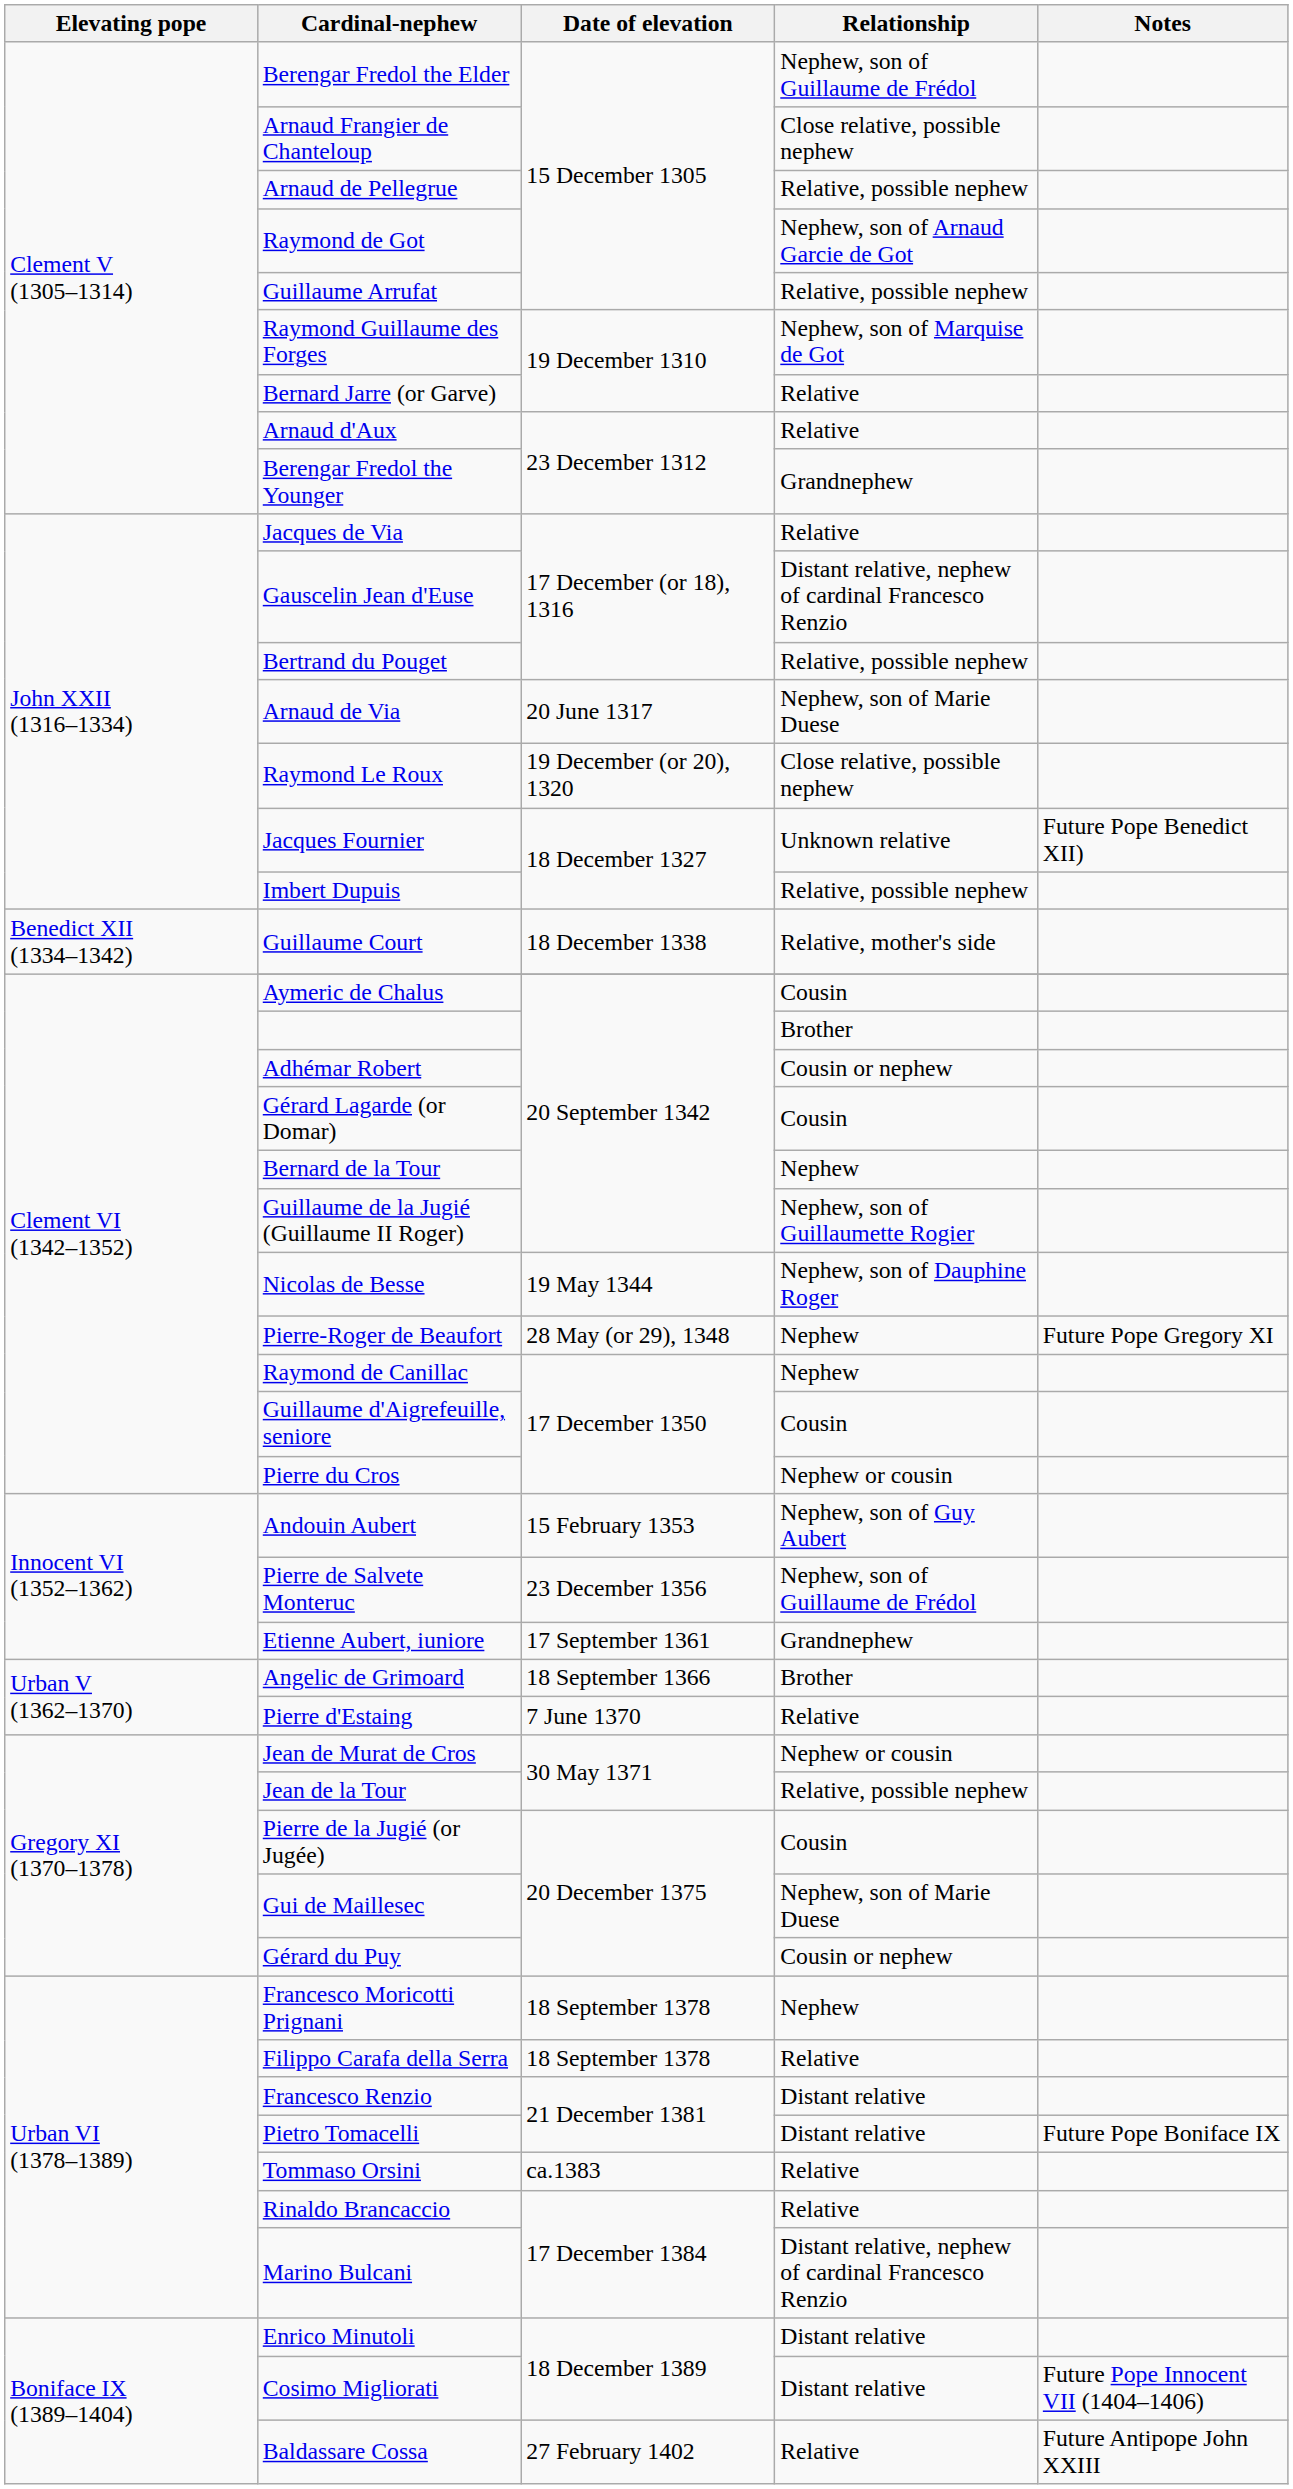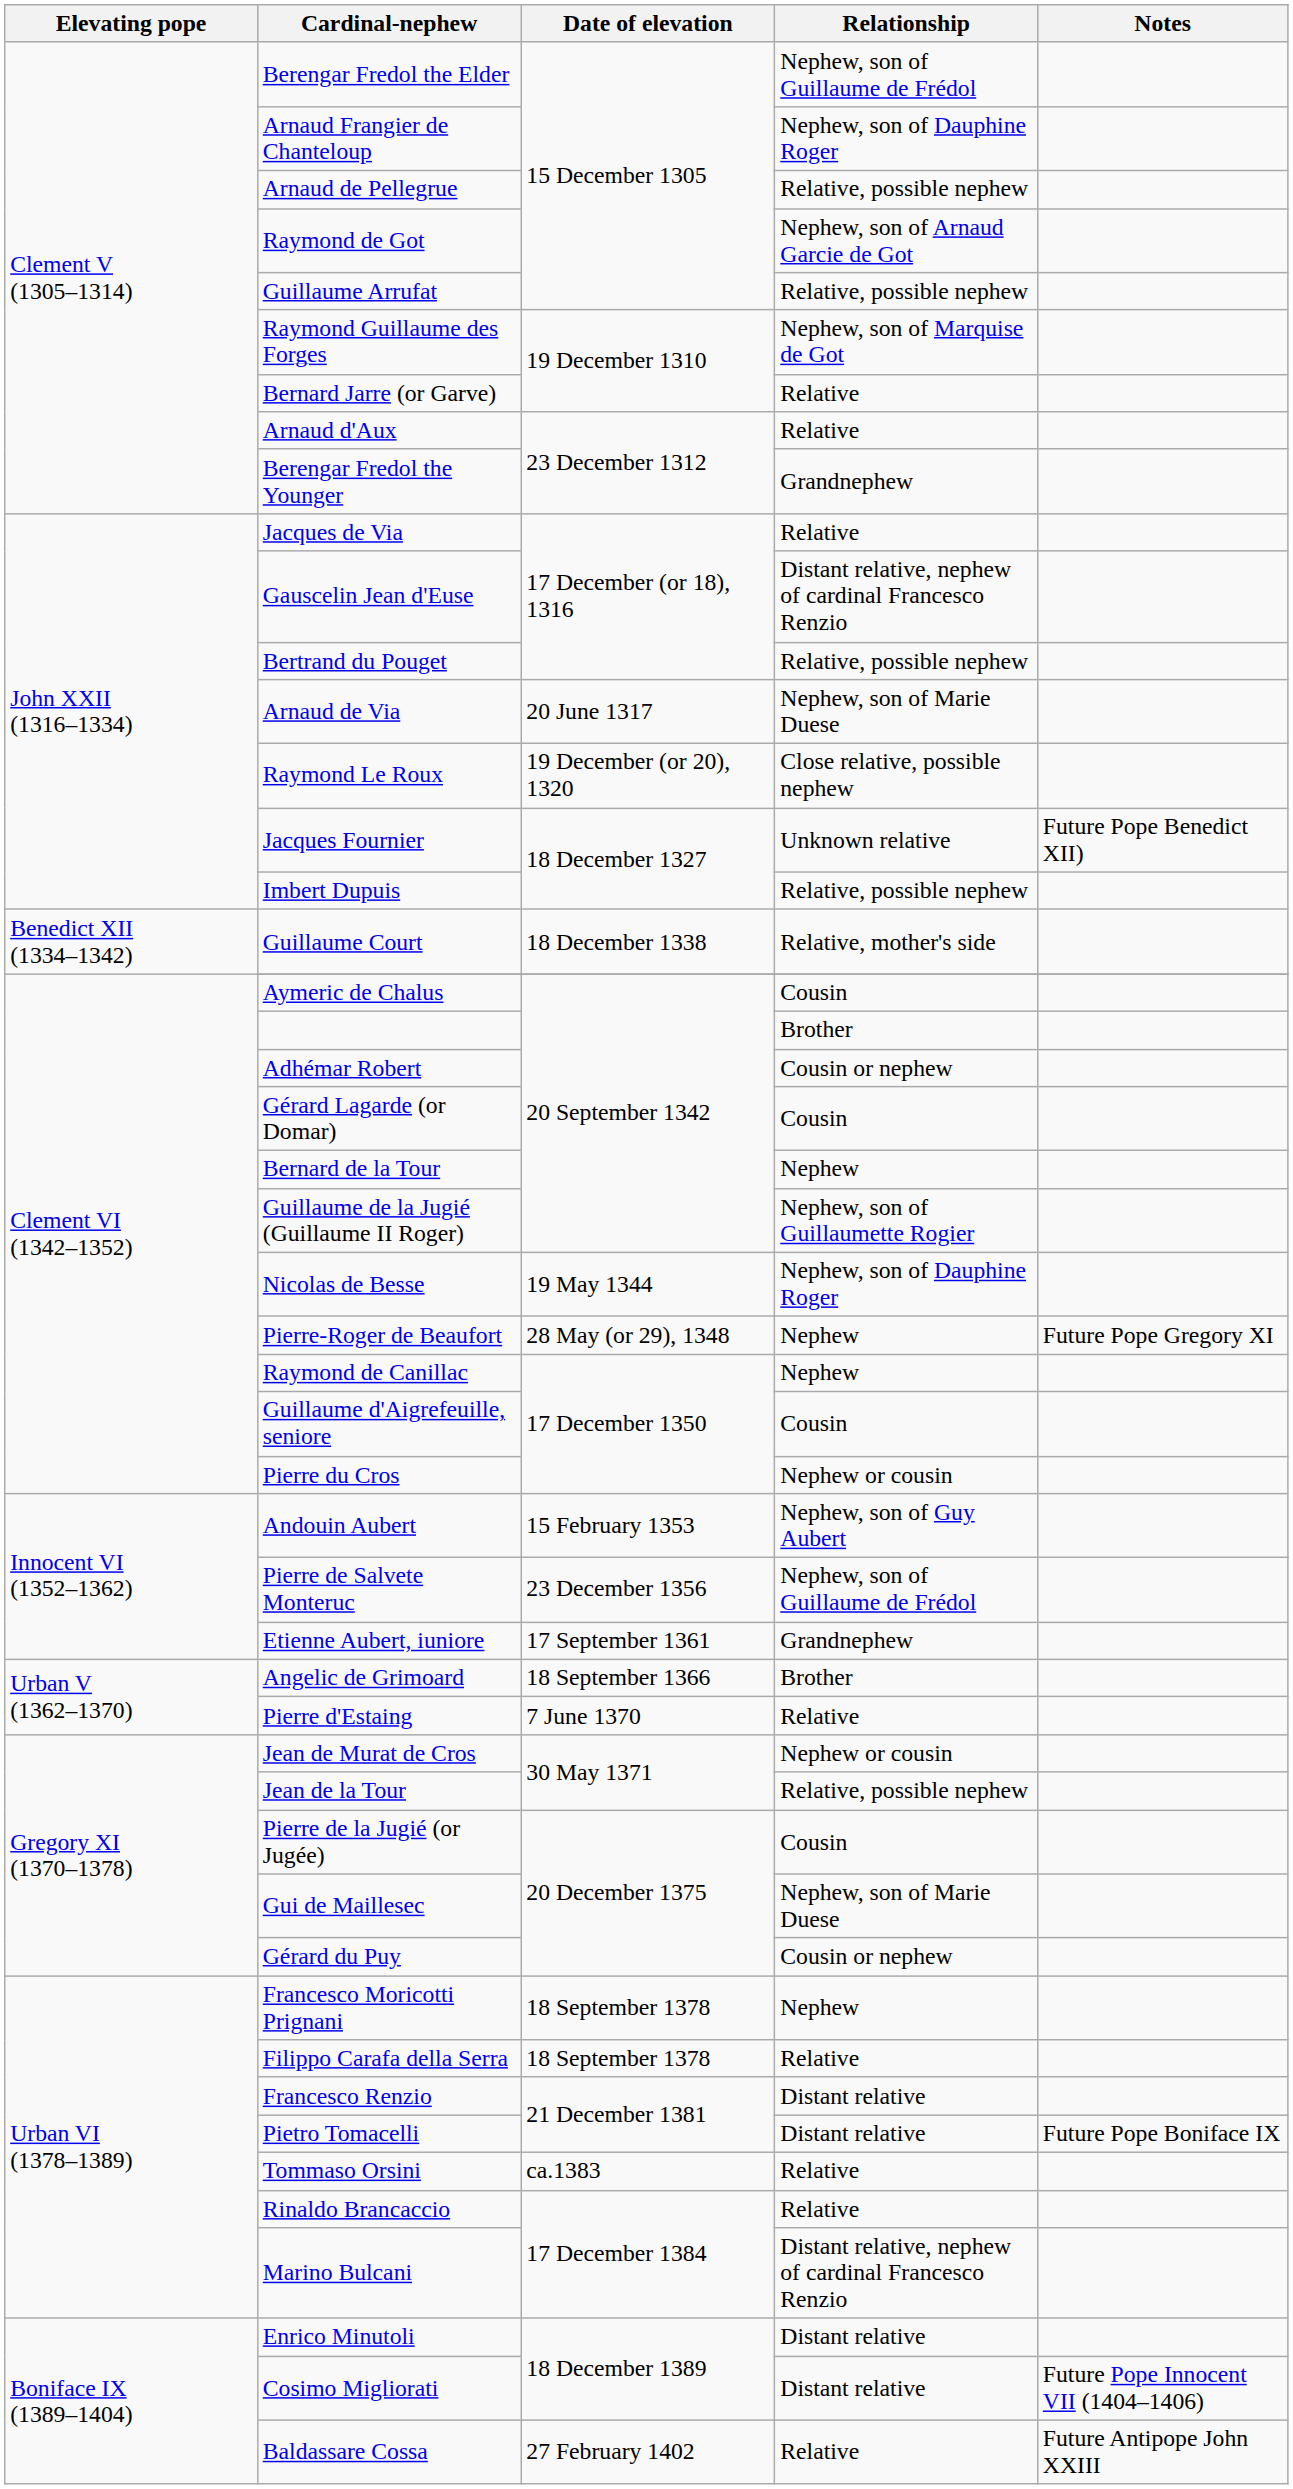(890, 138) Close relative, possible nephew -> (903, 138) Nephew, son of Dauphine Roger
